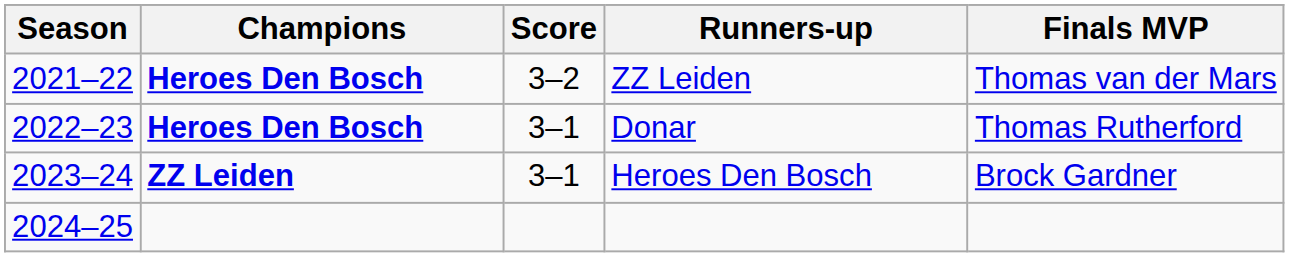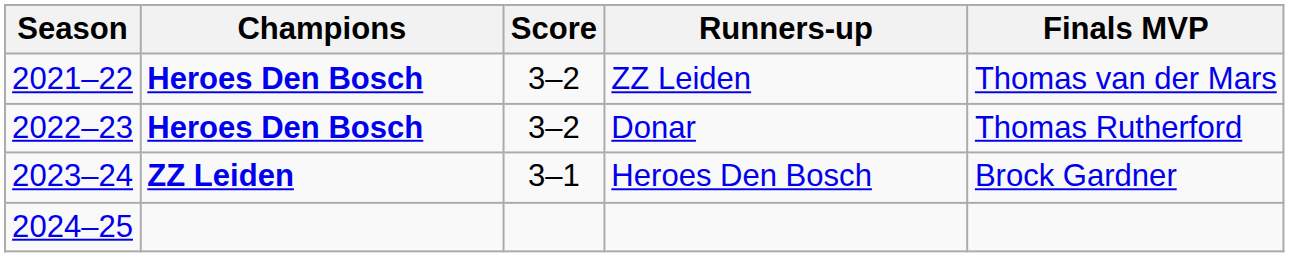(554, 127) 3–1 -> (554, 127) 3–2
